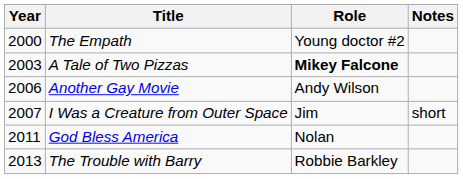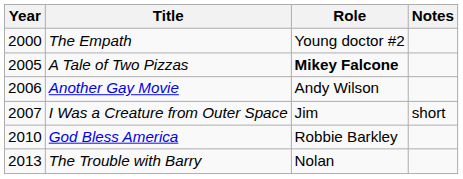(25, 64) 2003 -> (25, 64) 2005
(24, 137) 2011 -> (25, 137) 2010
(314, 137) Nolan -> (346, 137) Robbie Barkley
(346, 161) Robbie Barkley -> (314, 161) Nolan
